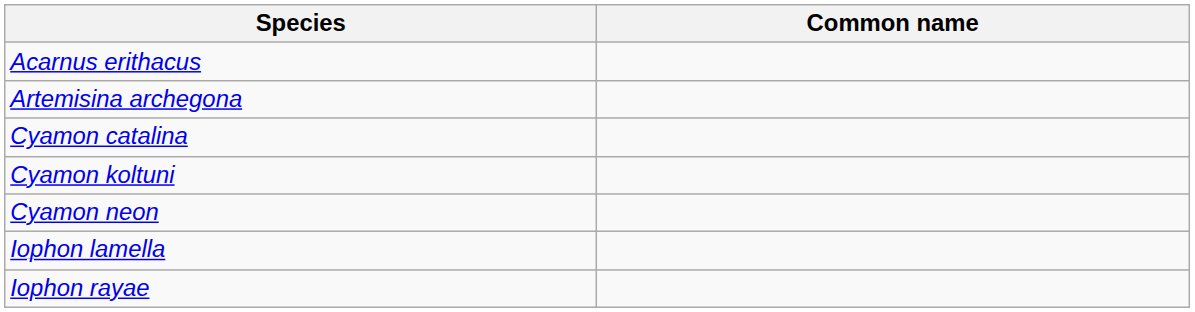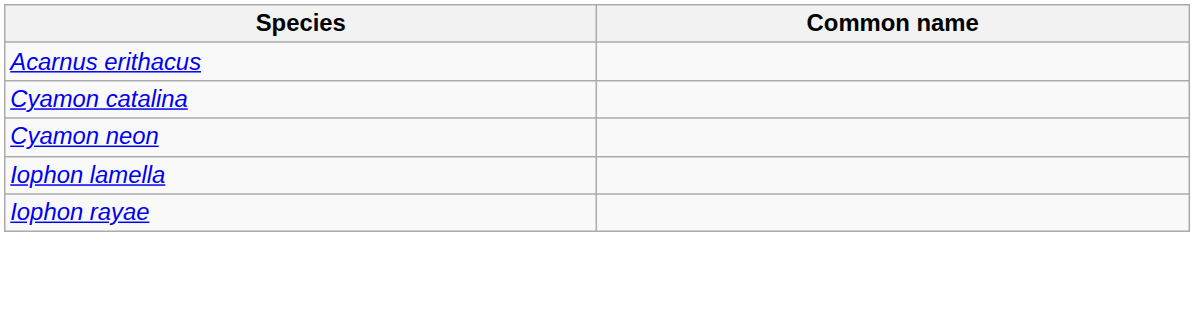- row: (126, 99)
- row: (92, 174)
